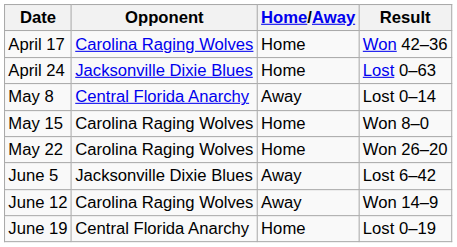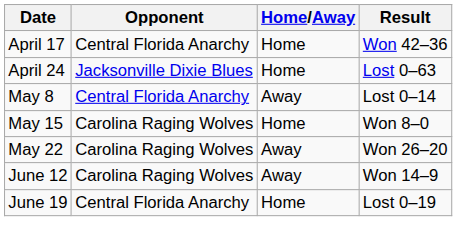(164, 44) Carolina Raging Wolves -> (162, 44) Central Florida Anarchy
(283, 149) Home -> (281, 149) Away
- row: (33, 176)
